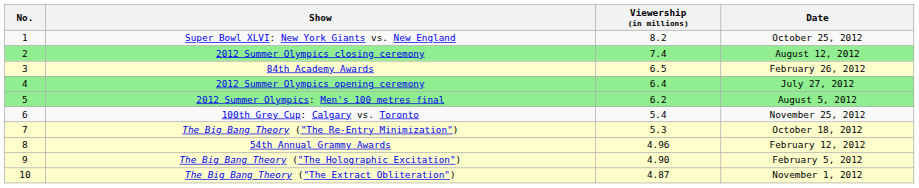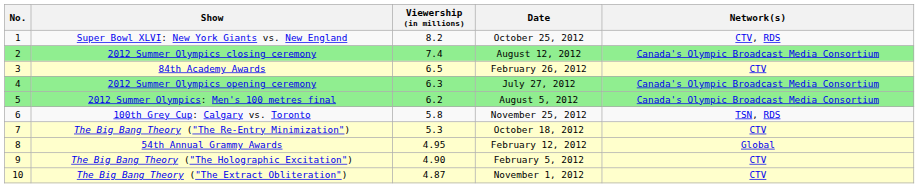+ column: (758, 17)
(658, 84) 6.4 -> (434, 84) 6.3
(658, 114) 5.4 -> (434, 114) 5.8
(658, 145) 4.96 -> (434, 145) 4.95
